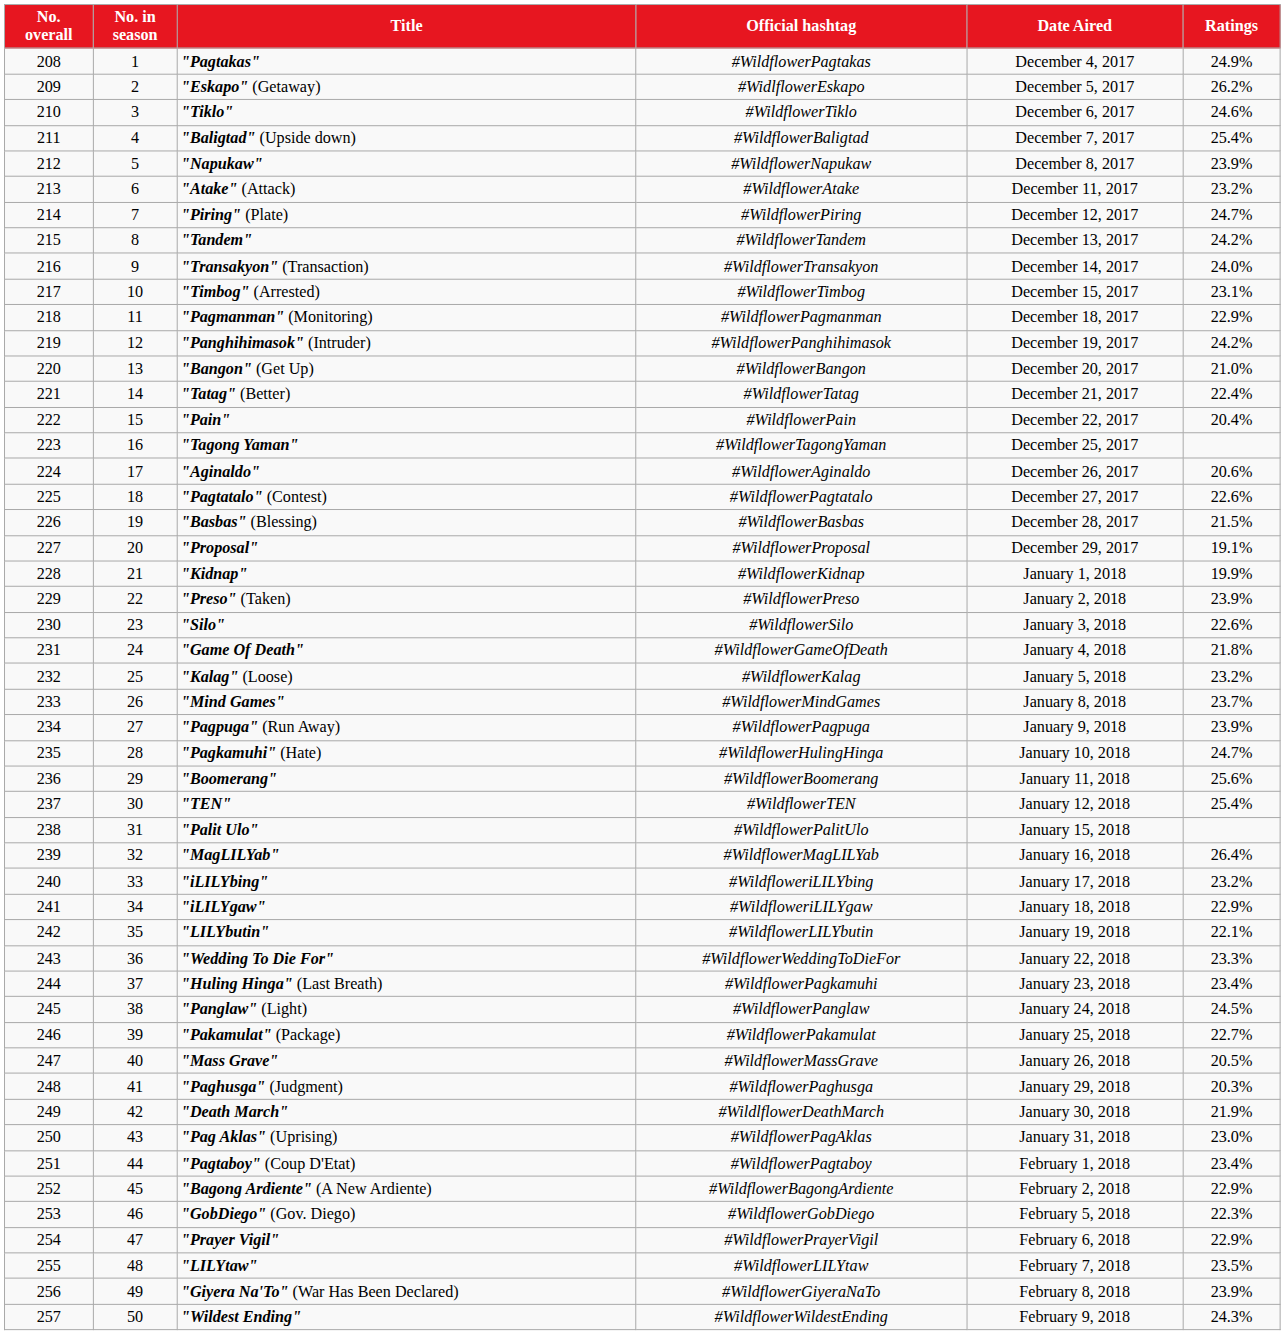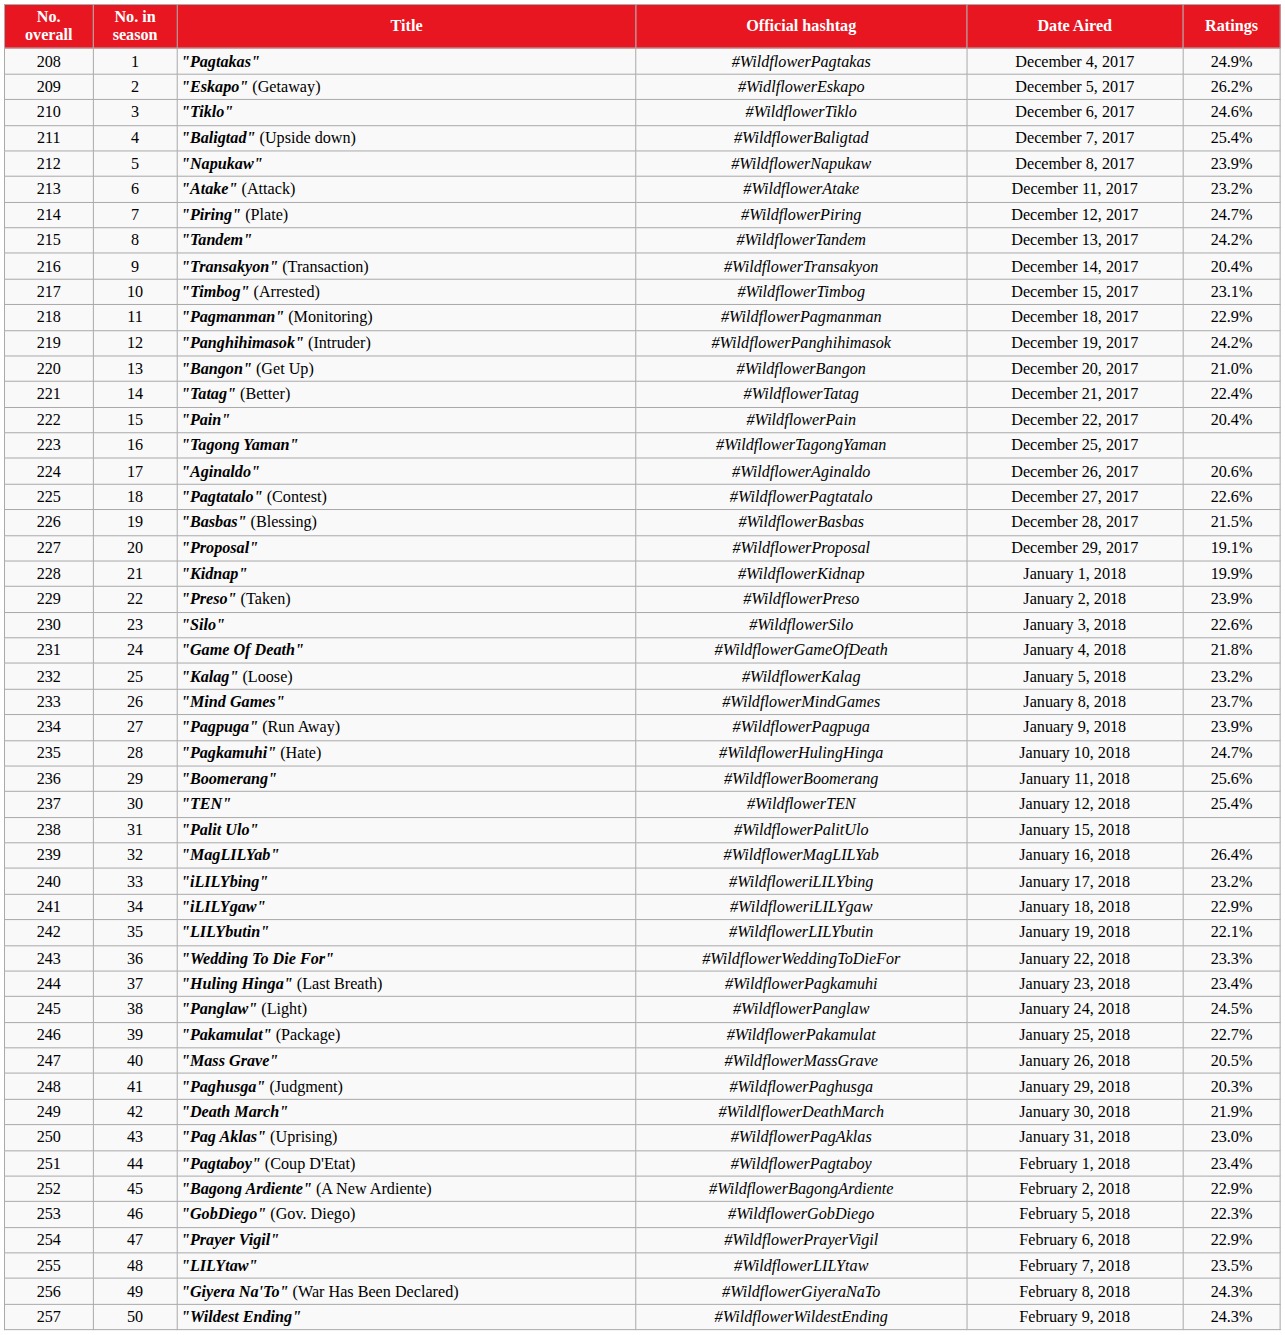(1232, 266) 24.0% -> (1232, 266) 20.4%
(1232, 1291) 23.9% -> (1232, 1291) 24.3%
